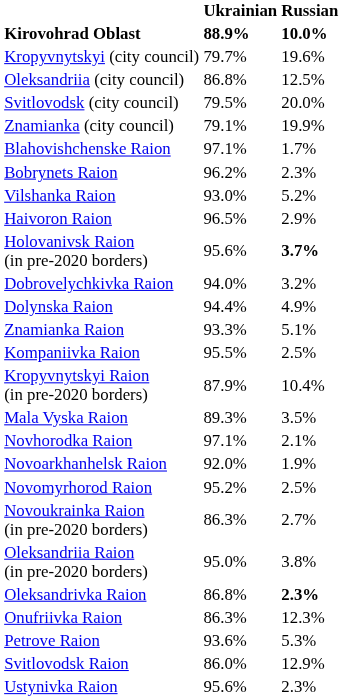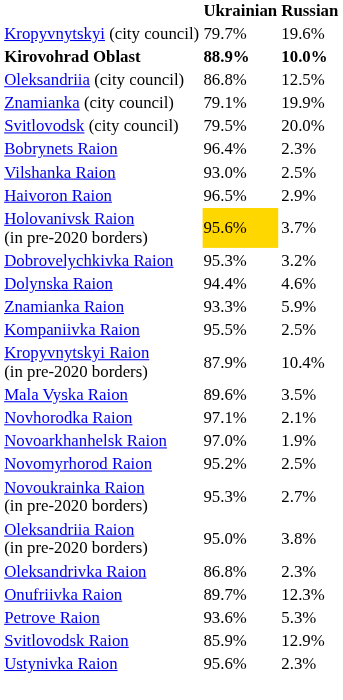rows swapped: (72, 33) <-> (102, 56)
rows swapped: (89, 126) <-> (91, 102)
- row: (87, 149)
(225, 172) 96.2% -> (225, 149) 96.4%
(299, 195) 5.2% -> (299, 172) 2.5%
(225, 251) no background -> (225, 227) gold background
(300, 251) bold -> (299, 227) normal
(225, 283) 94.0% -> (225, 260) 95.3%
(299, 306) 4.9% -> (299, 283) 4.6%
(299, 329) 5.1% -> (299, 306) 5.9%
(225, 417) 89.3% -> (225, 394) 89.6%
(225, 464) 92.0% -> (225, 441) 97.0%
(225, 519) 86.3% -> (225, 496) 95.3%
(300, 594) bold -> (299, 571) normal
(225, 617) 86.3% -> (225, 594) 89.7%
(225, 663) 86.0% -> (225, 640) 85.9%
